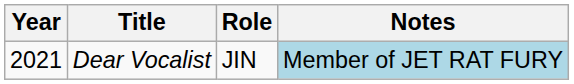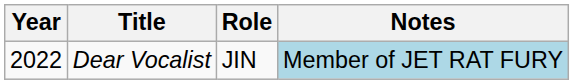(36, 60) 2021 -> (36, 60) 2022
